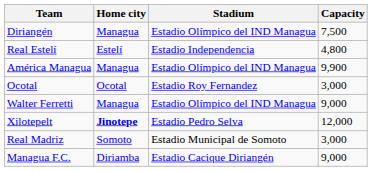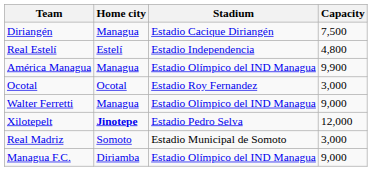(234, 31) Estadio Olímpico del IND Managua -> (212, 31) Estadio Cacique Diriangén
(212, 157) Estadio Cacique Diriangén -> (234, 157) Estadio Olímpico del IND Managua
